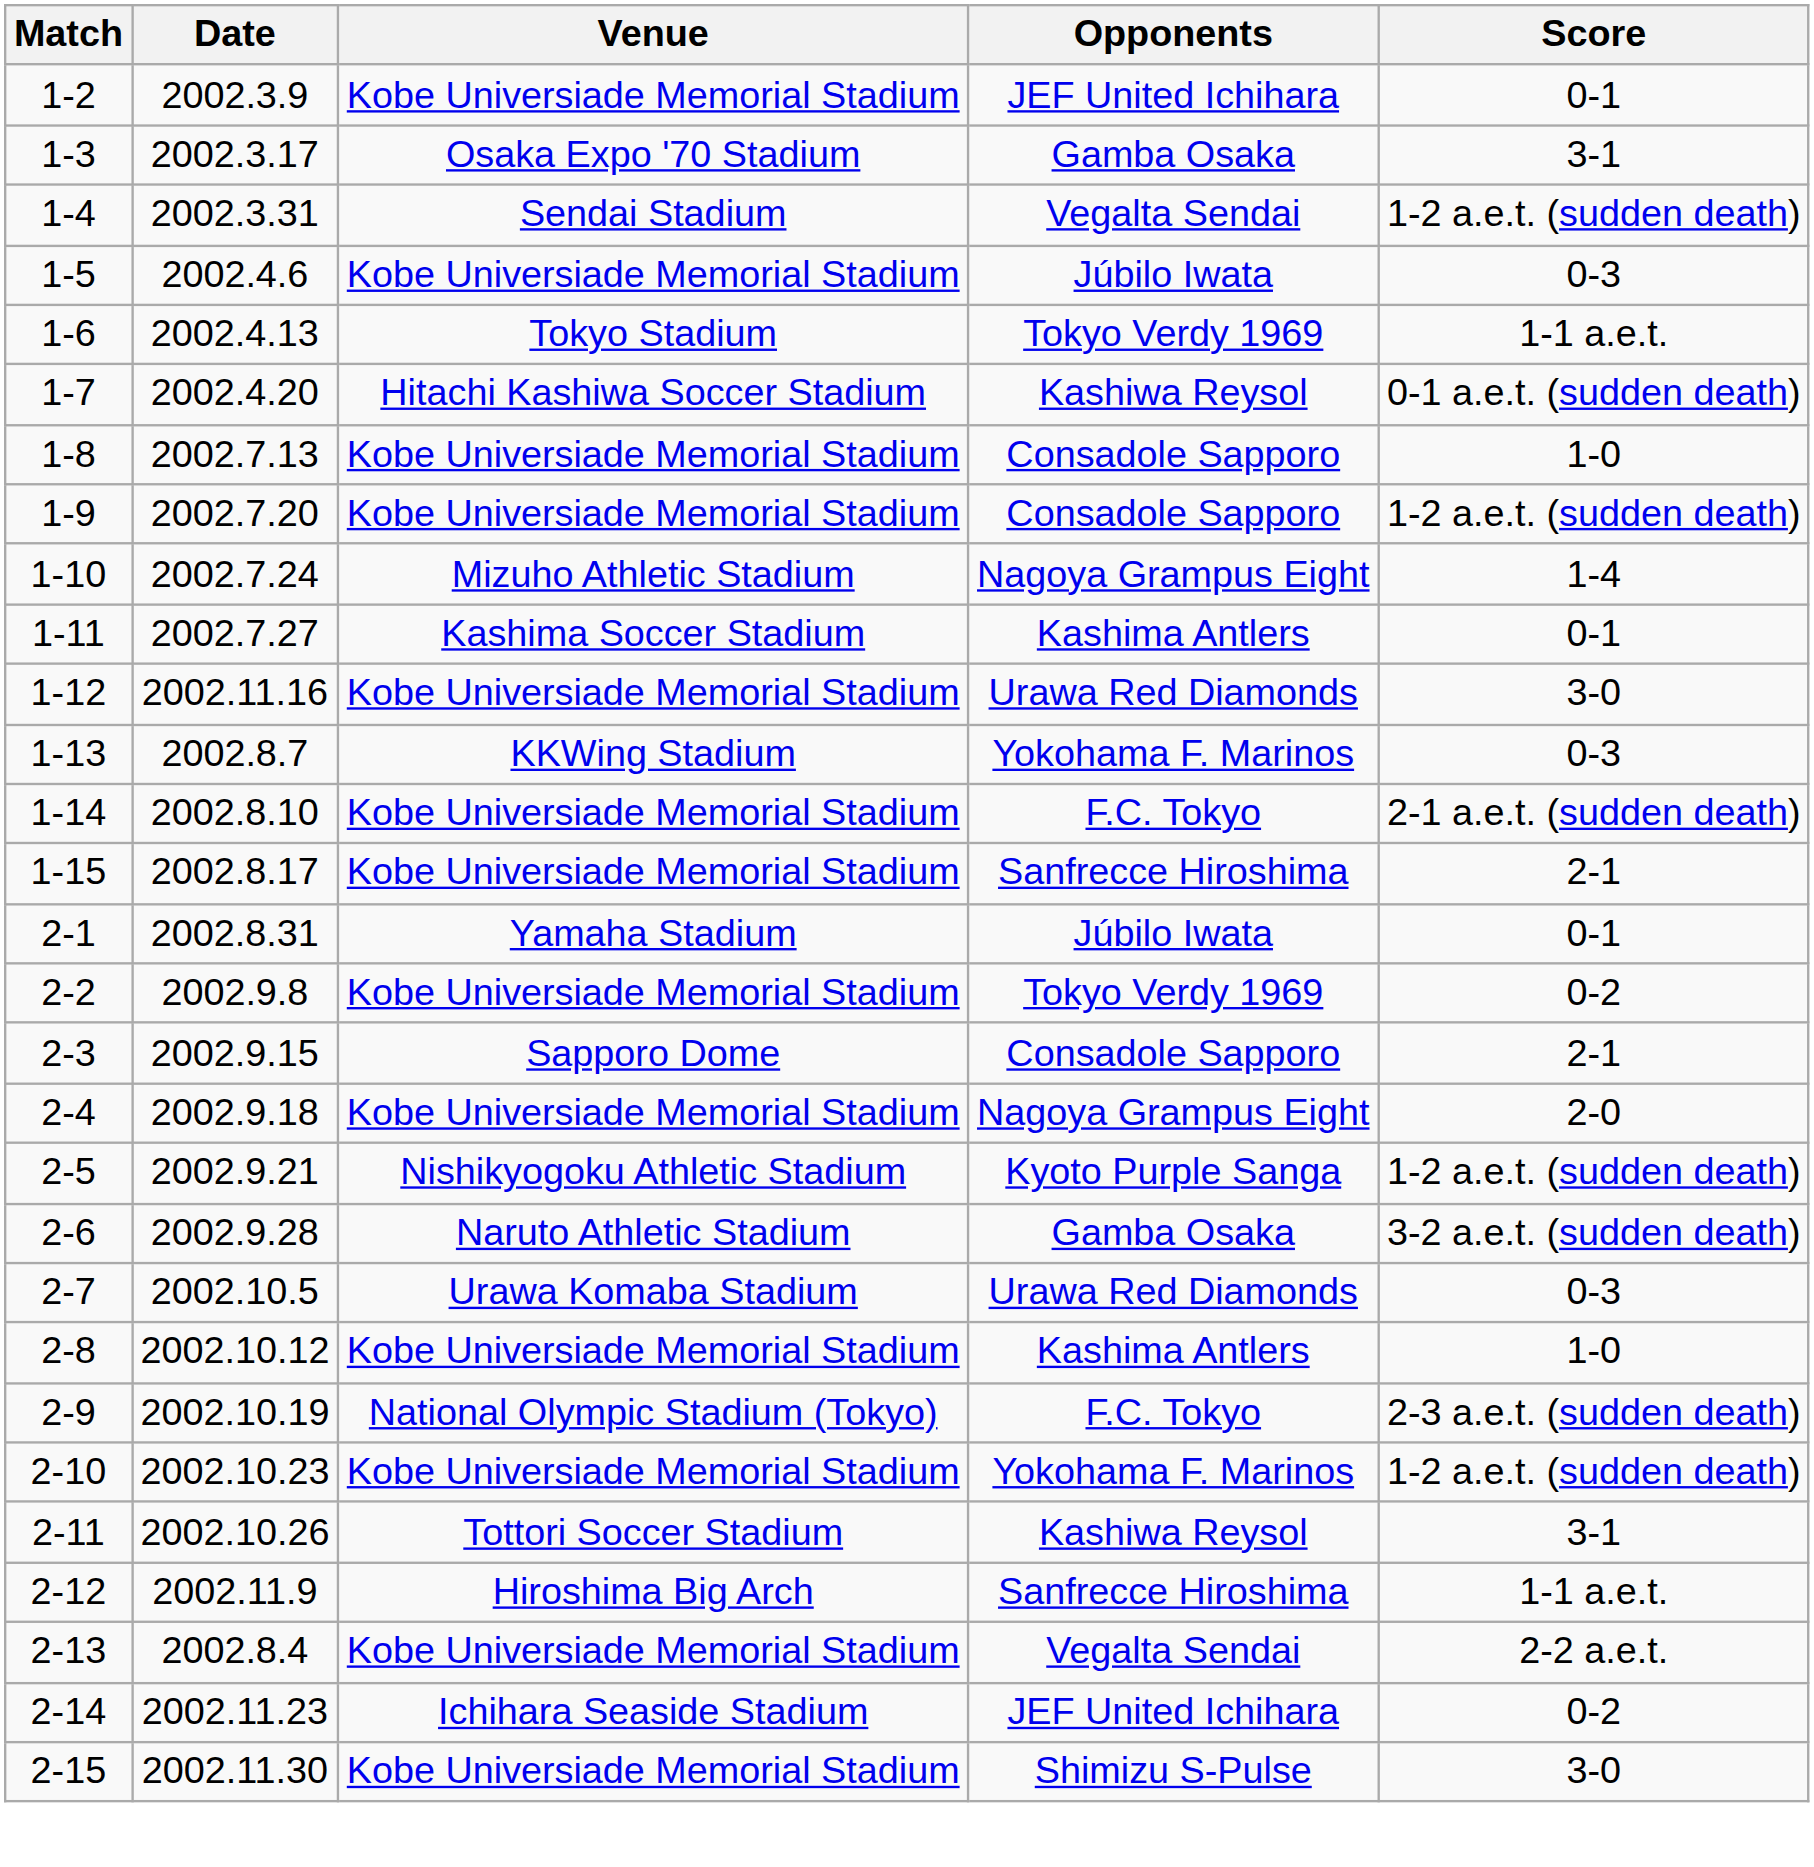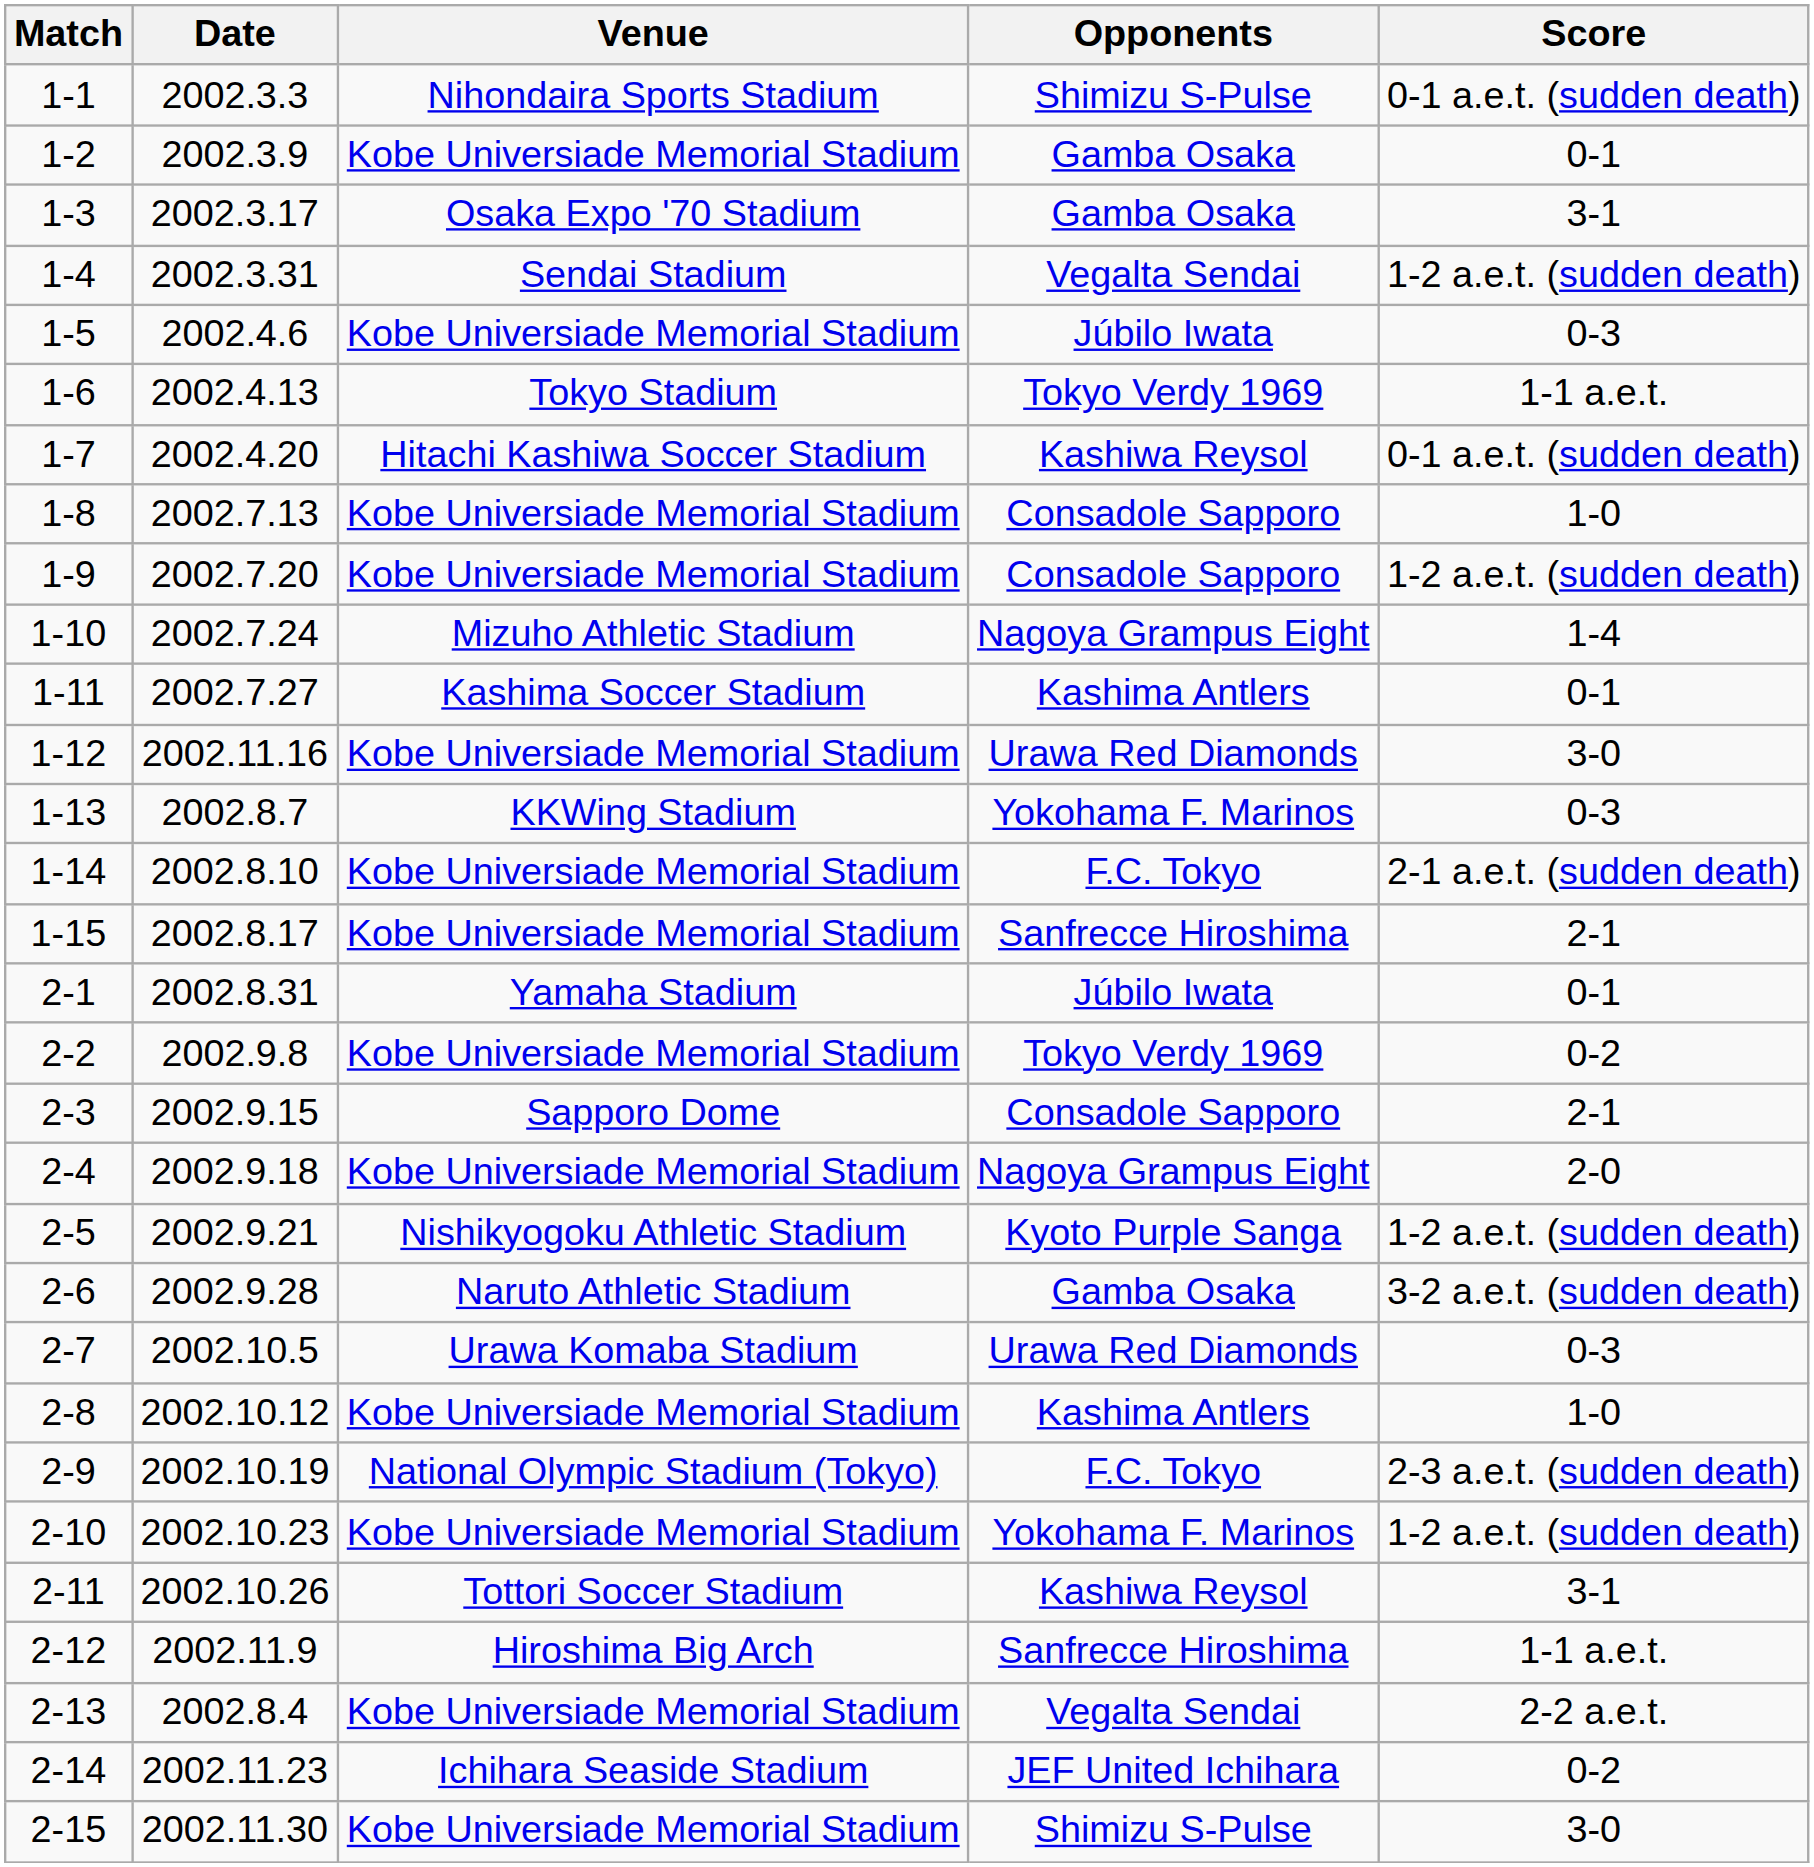+ row: (68, 94)
(1173, 94) JEF United Ichihara -> (1173, 154) Gamba Osaka
